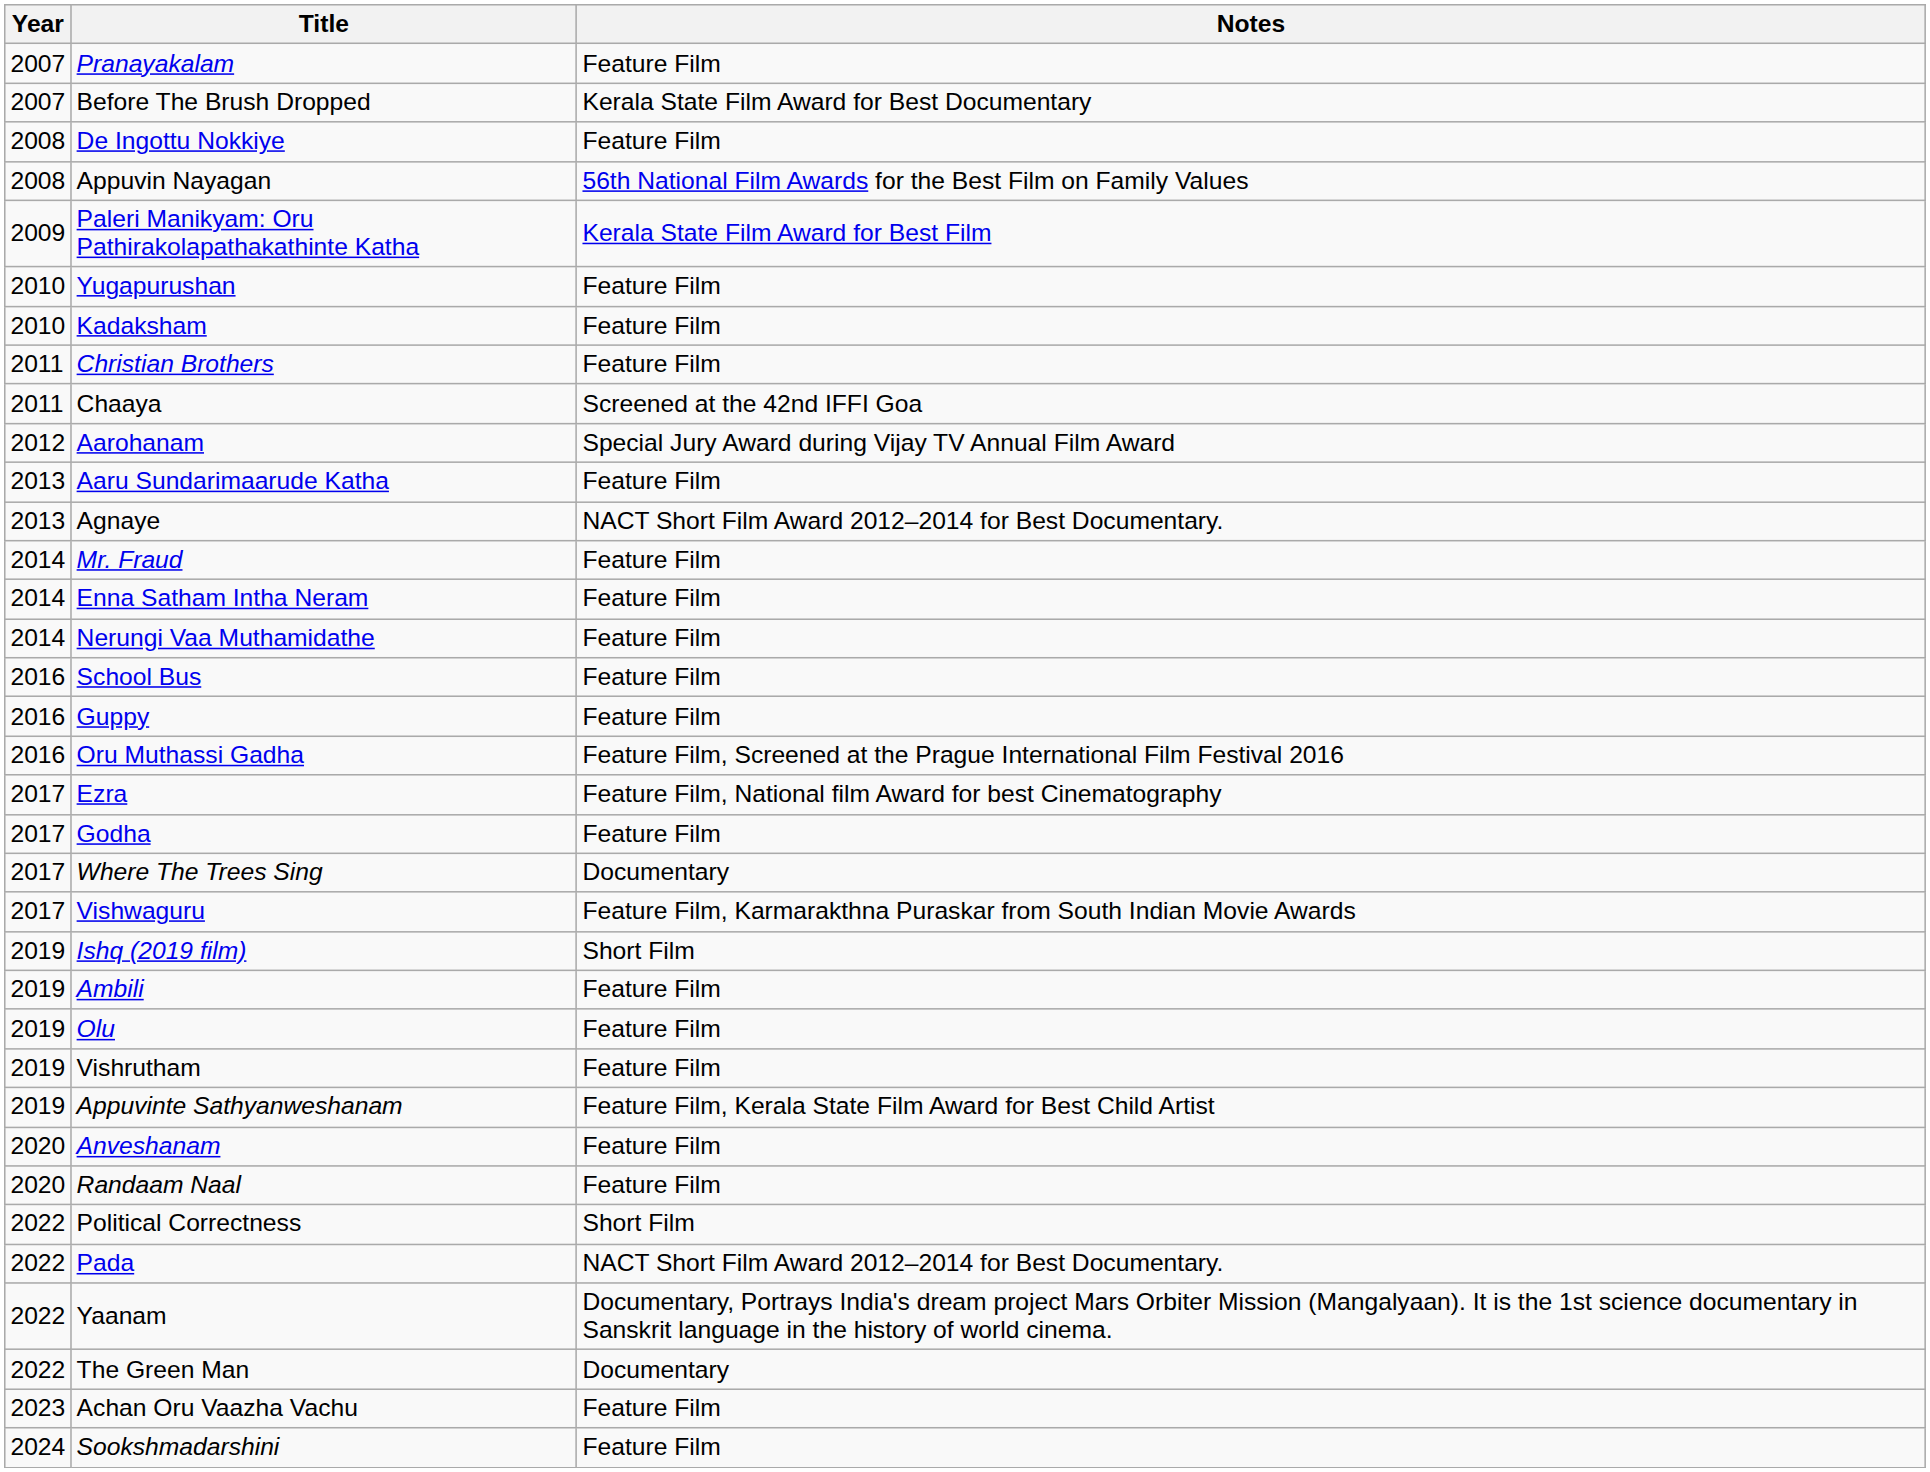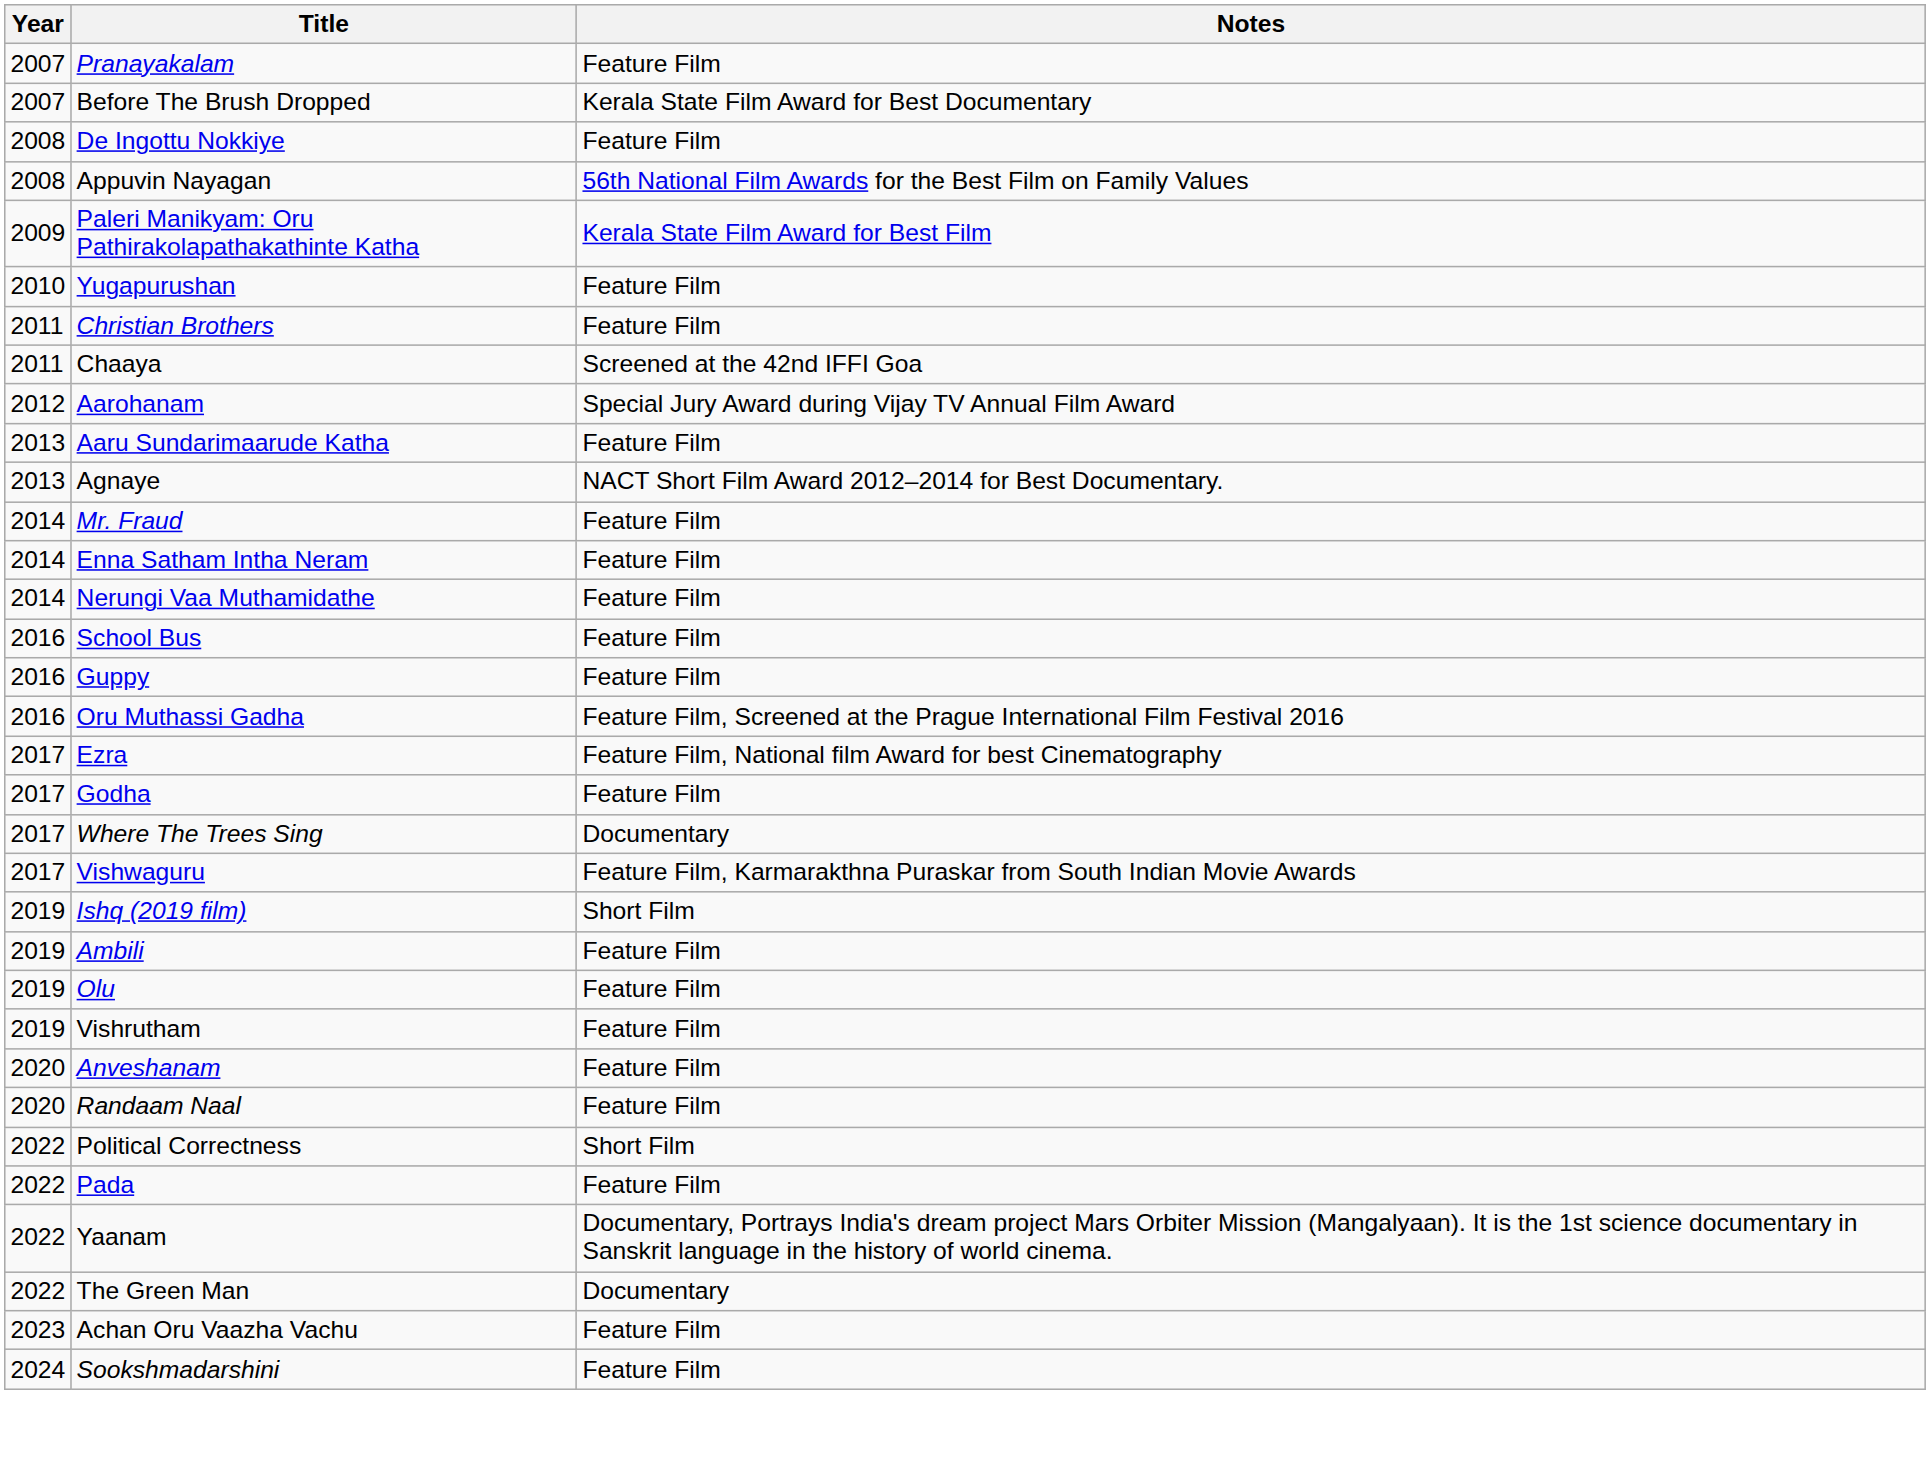- row: (142, 325)
- row: (240, 1106)
(903, 1263) NACT Short Film Award 2012–2014 for Best Documentary. -> (652, 1185) Feature Film
